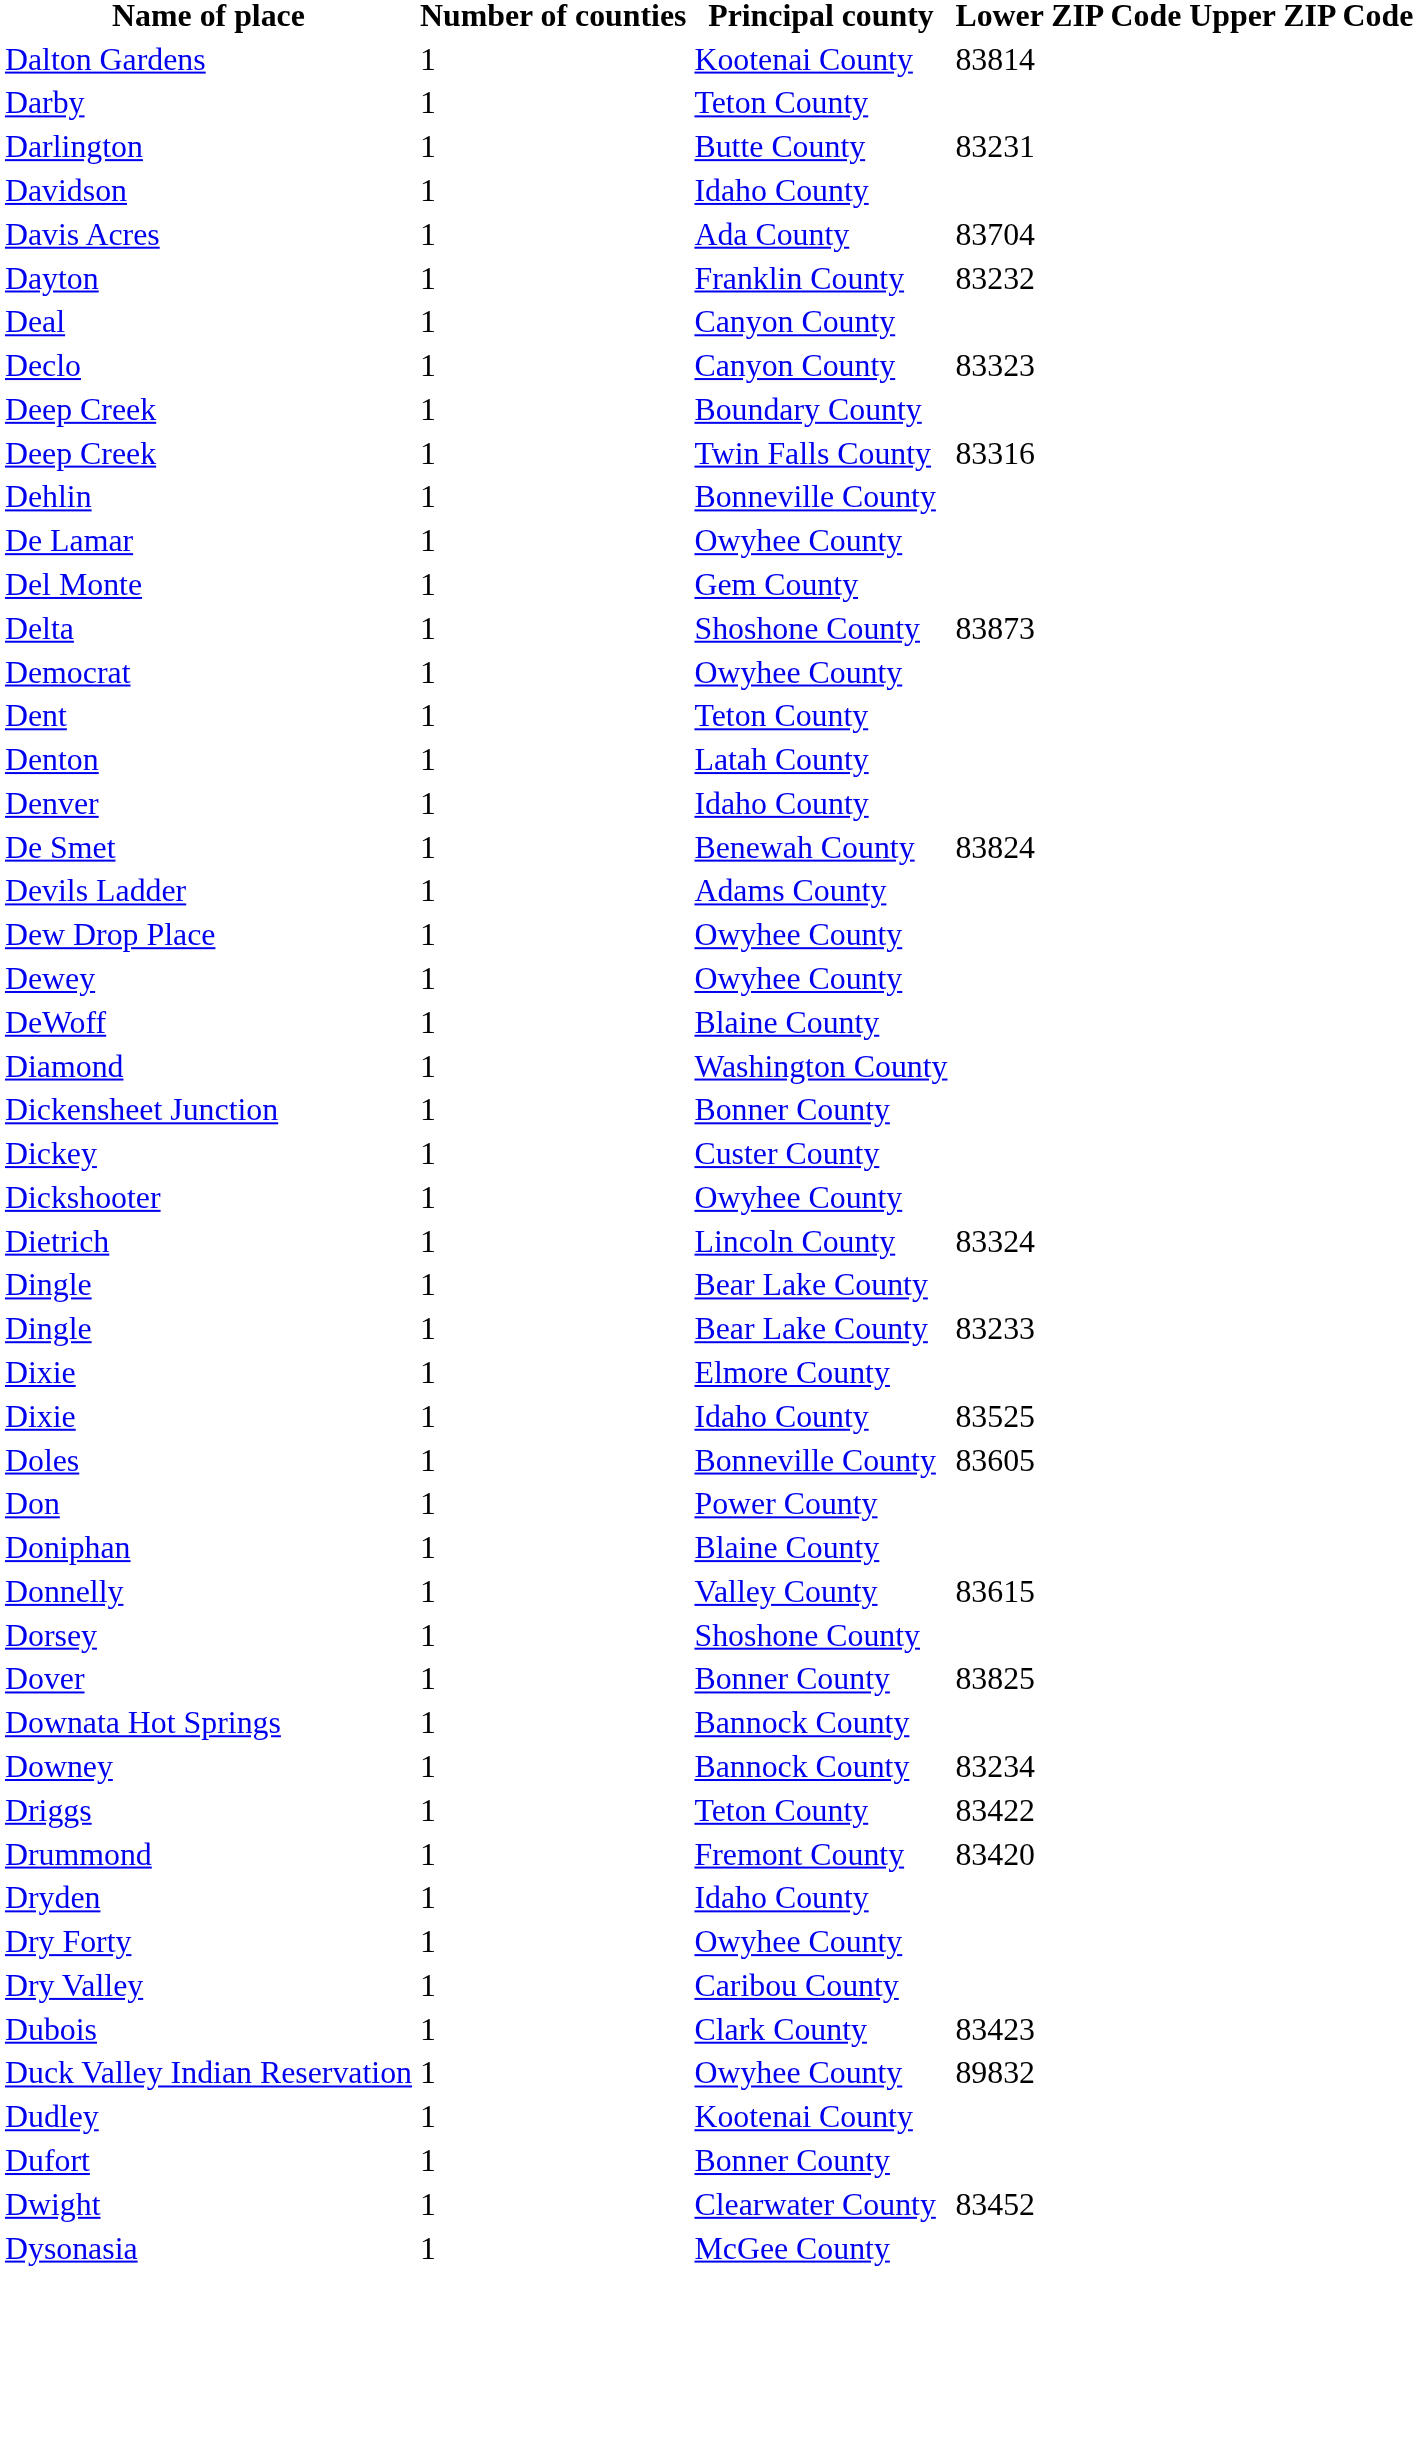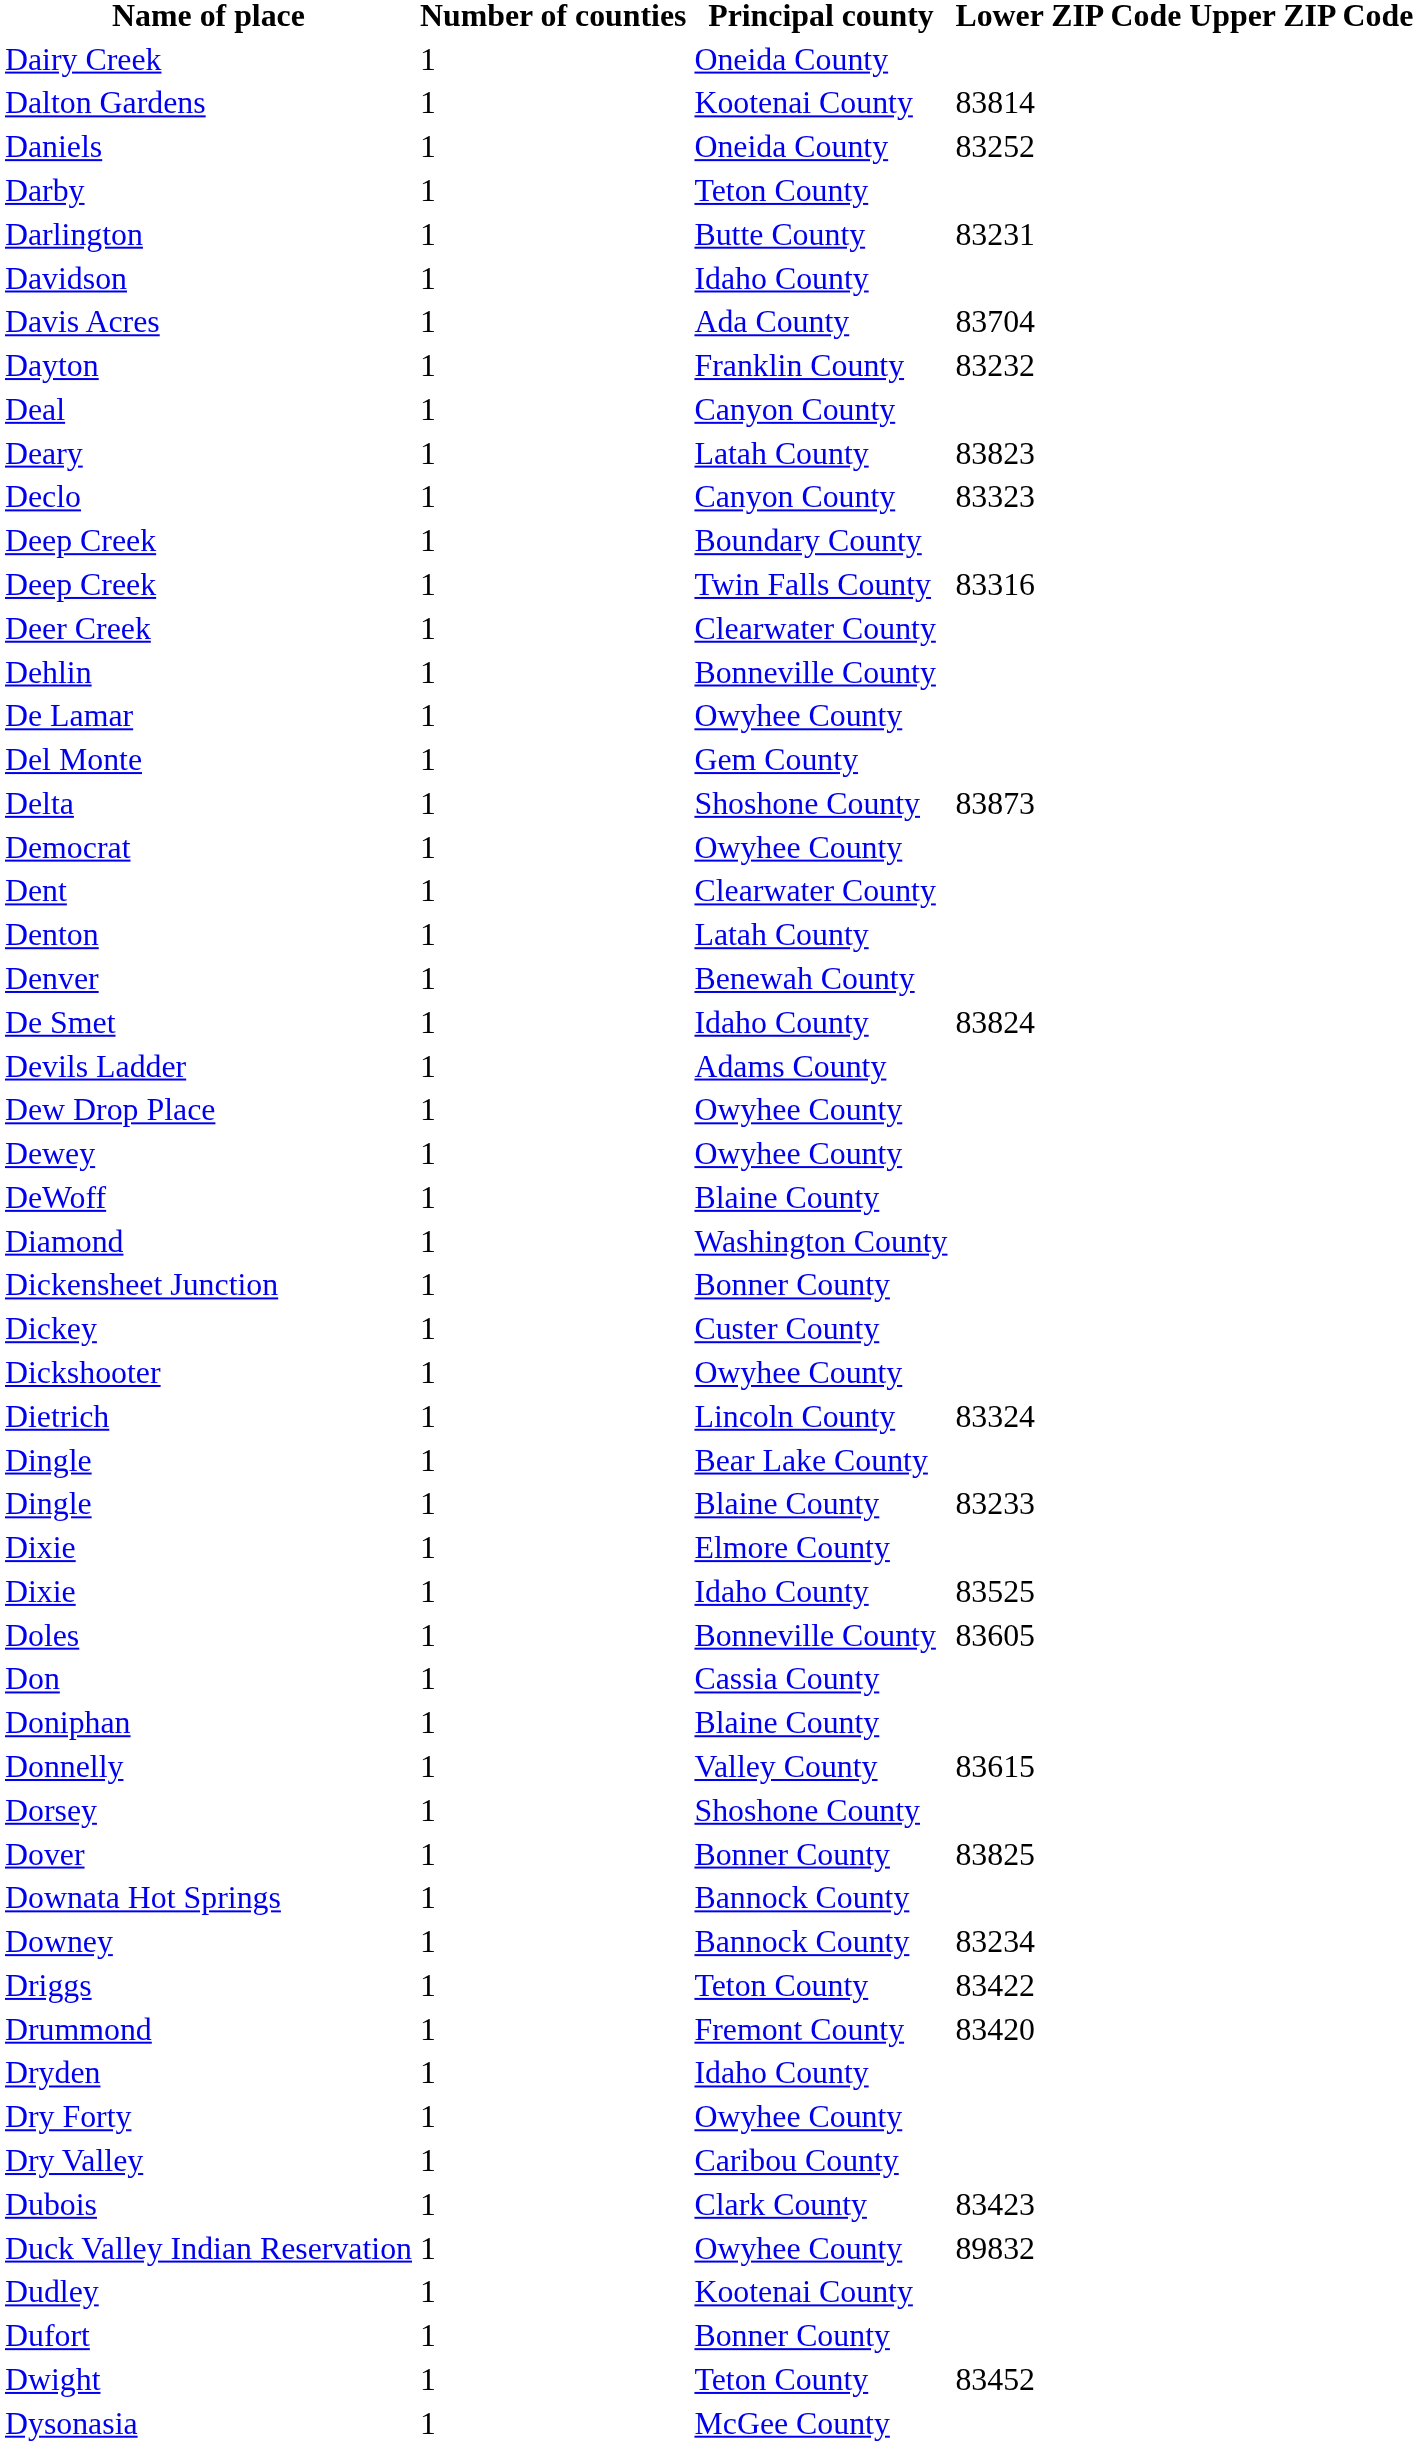+ row: (83, 59)
+ row: (54, 146)
+ row: (44, 453)
+ row: (78, 628)
(781, 715) Teton County -> (815, 890) Clearwater County
(782, 803) Idaho County -> (805, 978) Benewah County
(805, 847) Benewah County -> (782, 1022) Idaho County
(811, 1328) Bear Lake County -> (787, 1503) Blaine County
(786, 1503) Power County -> (787, 1679) Cassia County
(815, 2204) Clearwater County -> (781, 2379) Teton County
